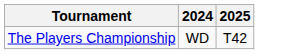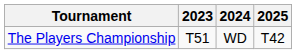+ column: (198, 16)
